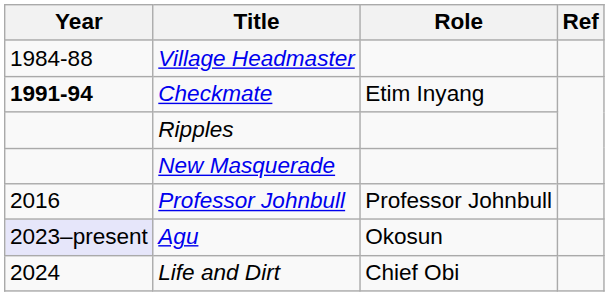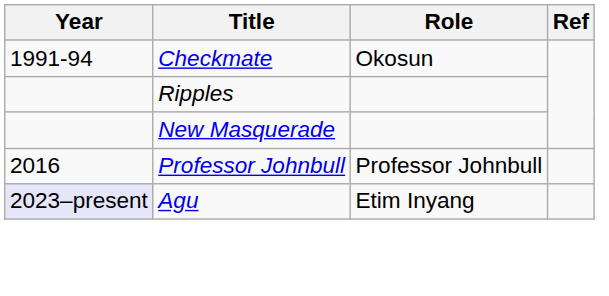- row: (257, 58)
(51, 93) bold -> (51, 58) normal
(425, 93) Etim Inyang -> (394, 58) Okosun
(404, 237) Okosun -> (415, 201) Etim Inyang
- row: (219, 272)
